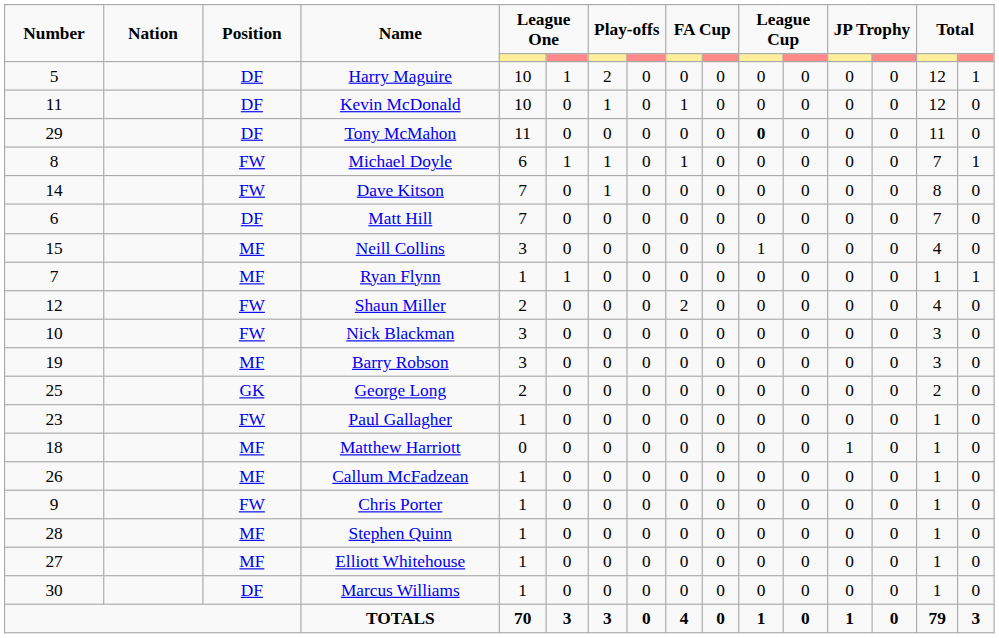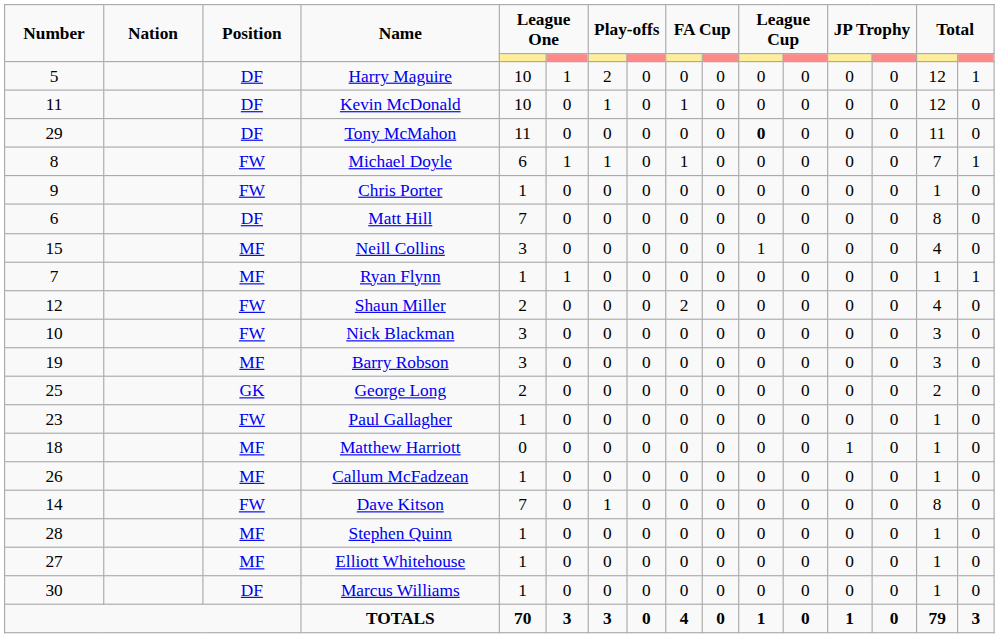rows swapped: (400, 190) <-> (400, 504)
(937, 218) 7 -> (937, 218) 8
